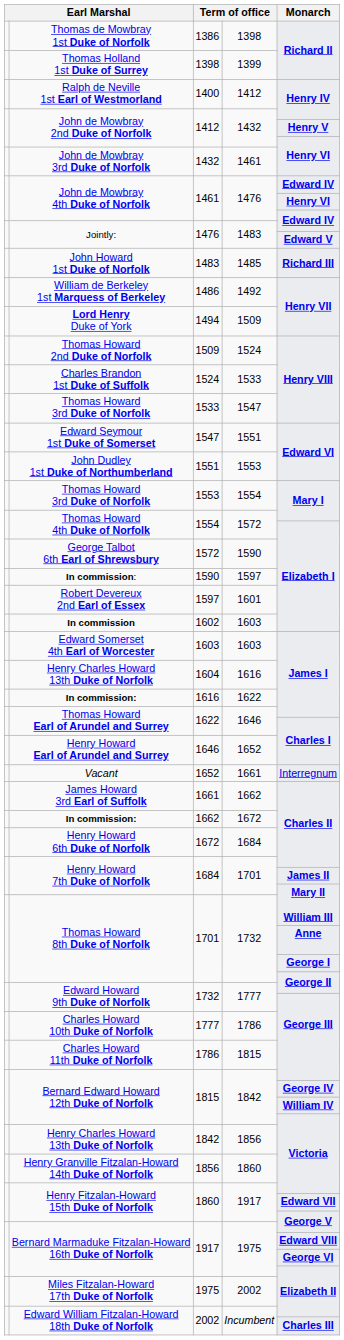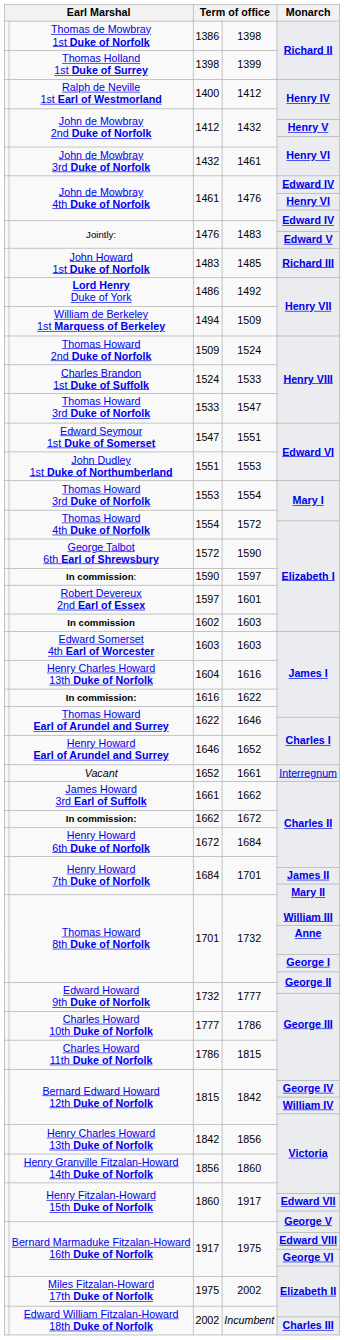(101, 292) William de Berkeley 1st Marquess of Berkeley -> (101, 292) Lord Henry Duke of York
(101, 321) Lord Henry Duke of York -> (101, 321) William de Berkeley 1st Marquess of Berkeley
